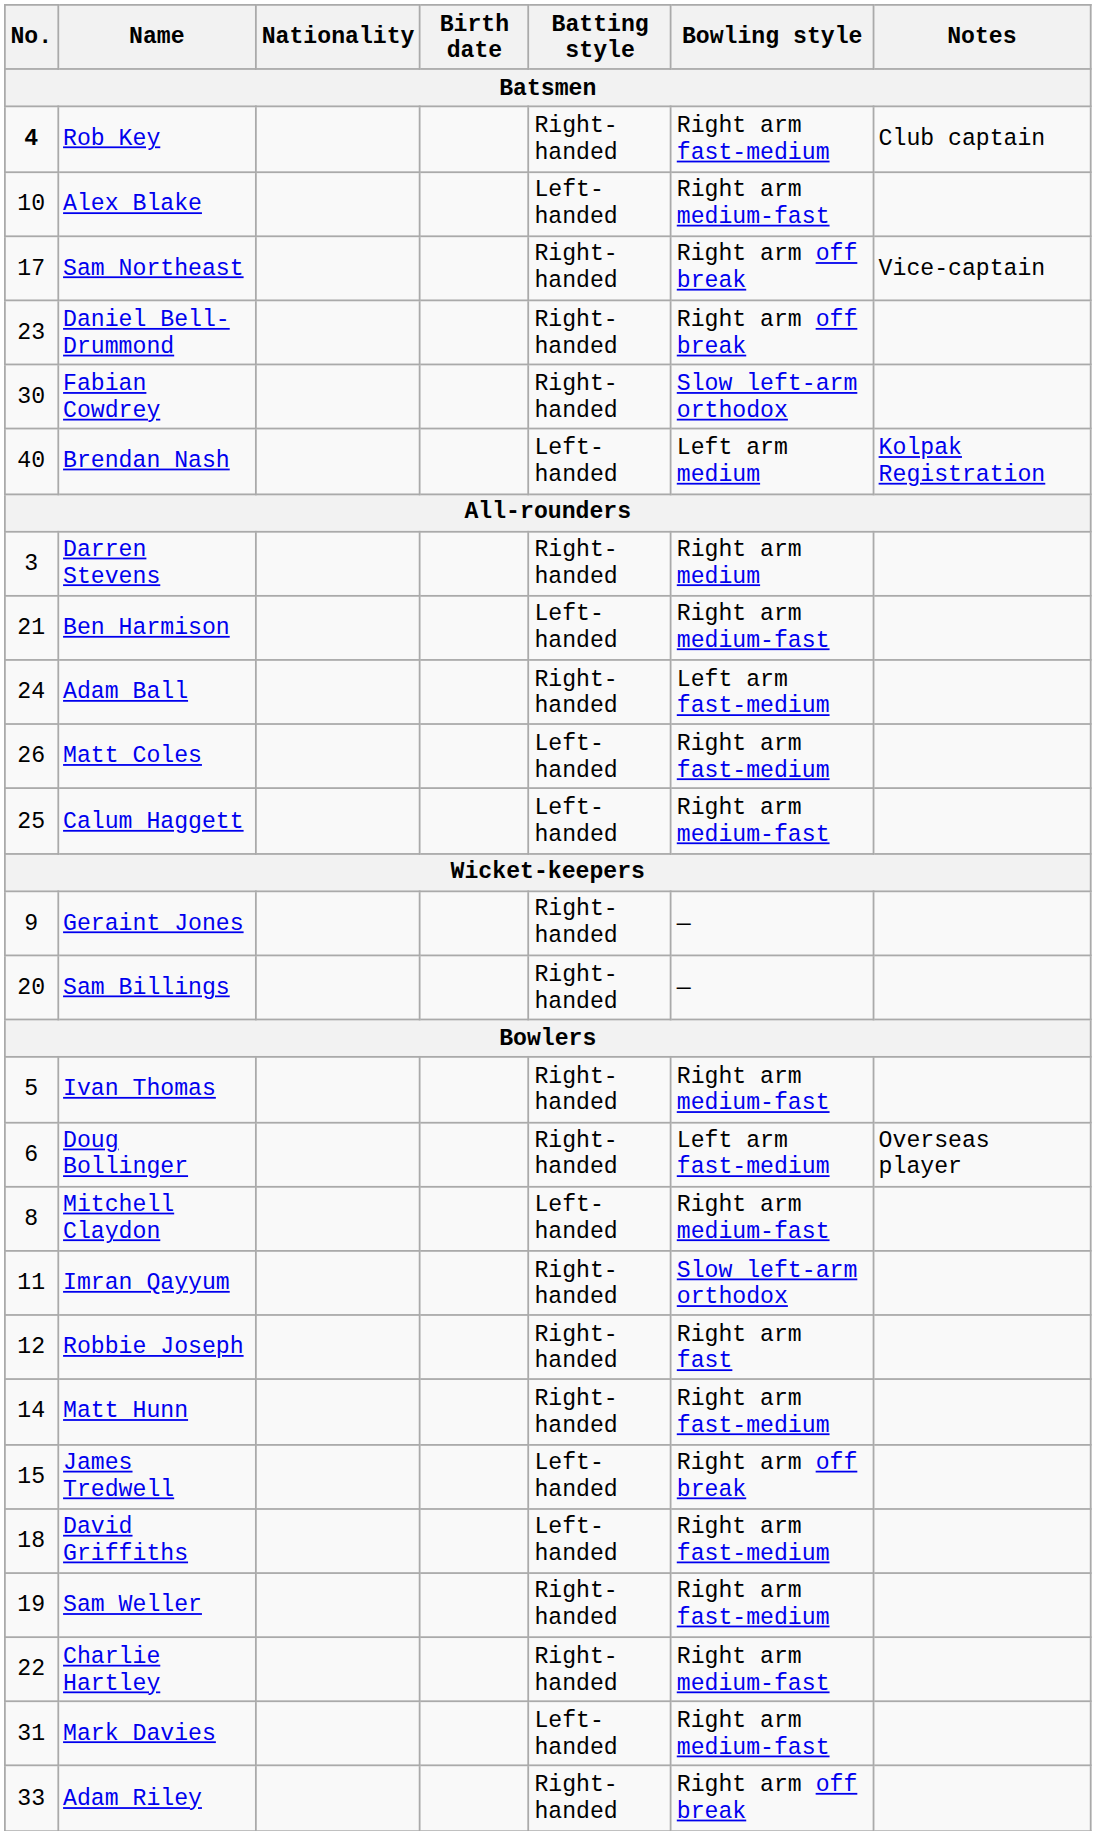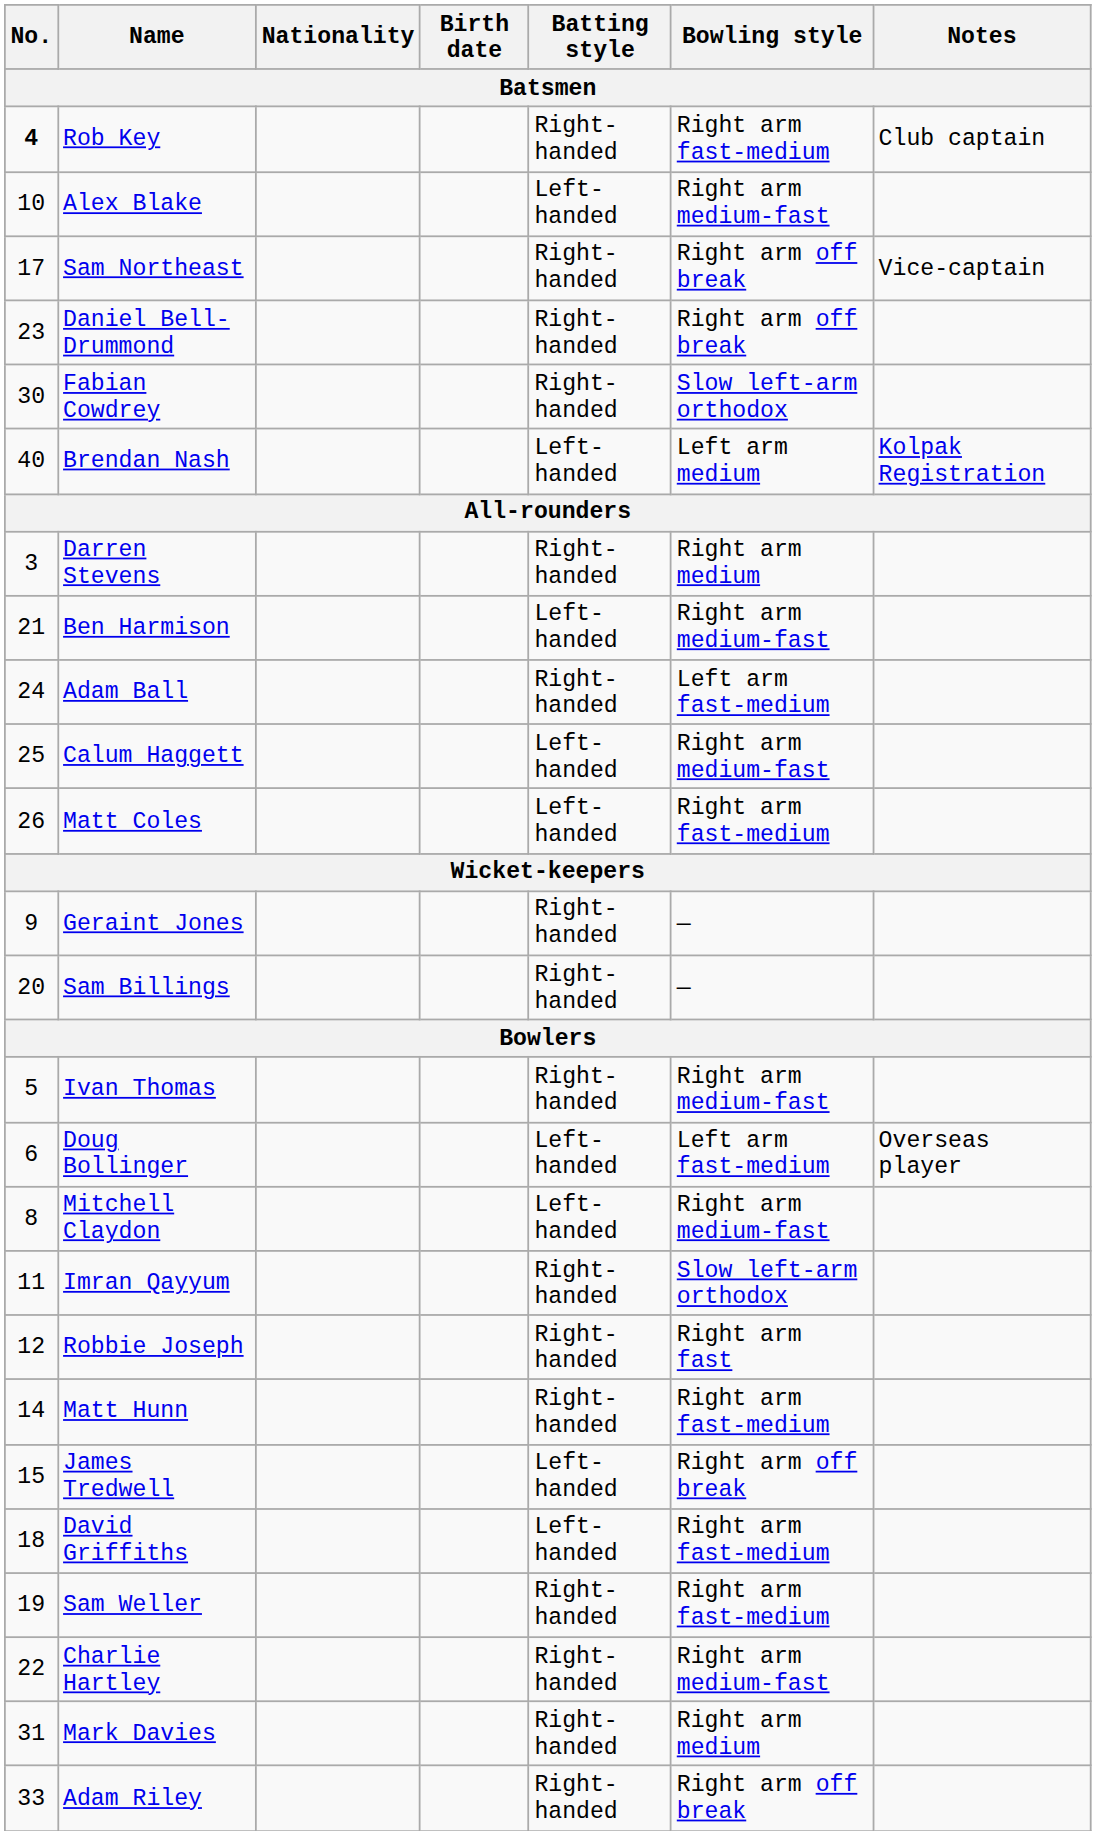rows swapped: (153, 821) <-> (133, 757)
(576, 1154) Right-handed -> (576, 1154) Left-handed
(576, 1734) Left-handed -> (576, 1734) Right-handed
(753, 1734) Right arm medium-fast -> (739, 1734) Right arm medium
